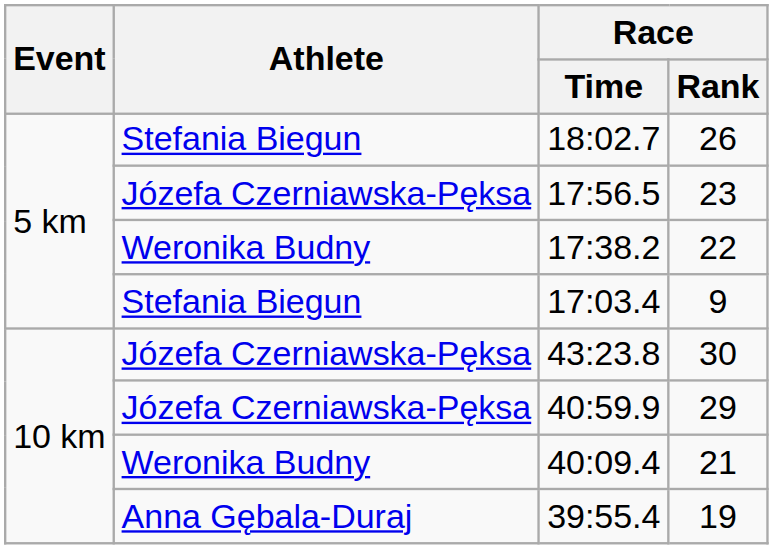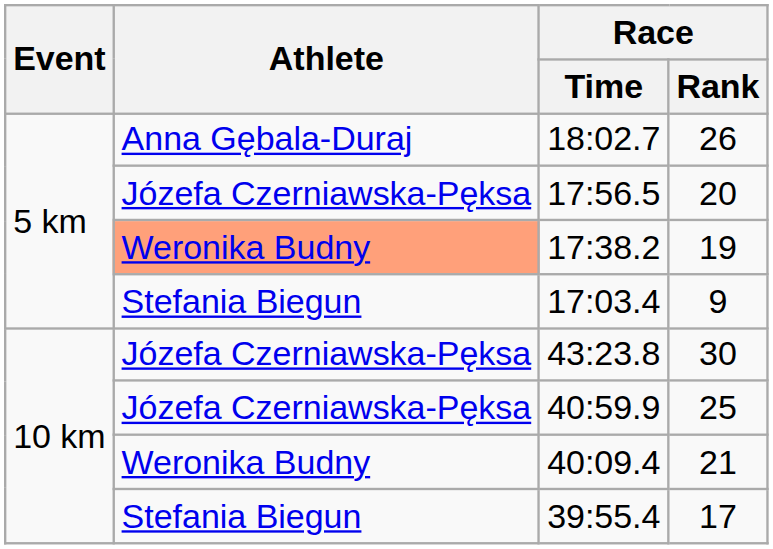(242, 140) Stefania Biegun -> (267, 140) Anna Gębala-Duraj
(718, 193) 23 -> (718, 193) 20
(246, 247) no background -> (246, 247) lightsalmon background
(718, 247) 22 -> (718, 247) 19
(718, 408) 29 -> (718, 408) 25
(267, 516) Anna Gębala-Duraj -> (242, 516) Stefania Biegun
(718, 516) 19 -> (718, 516) 17
